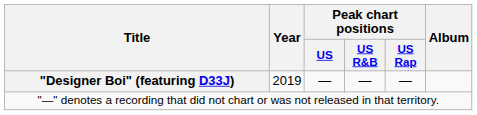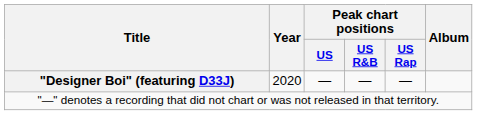(287, 81) 2019 -> (287, 81) 2020
